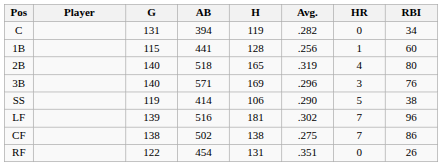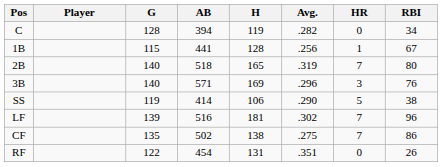(152, 30) 131 -> (152, 30) 128
(411, 48) 60 -> (411, 48) 67
(359, 65) 4 -> (359, 65) 7
(152, 135) 138 -> (152, 135) 135
